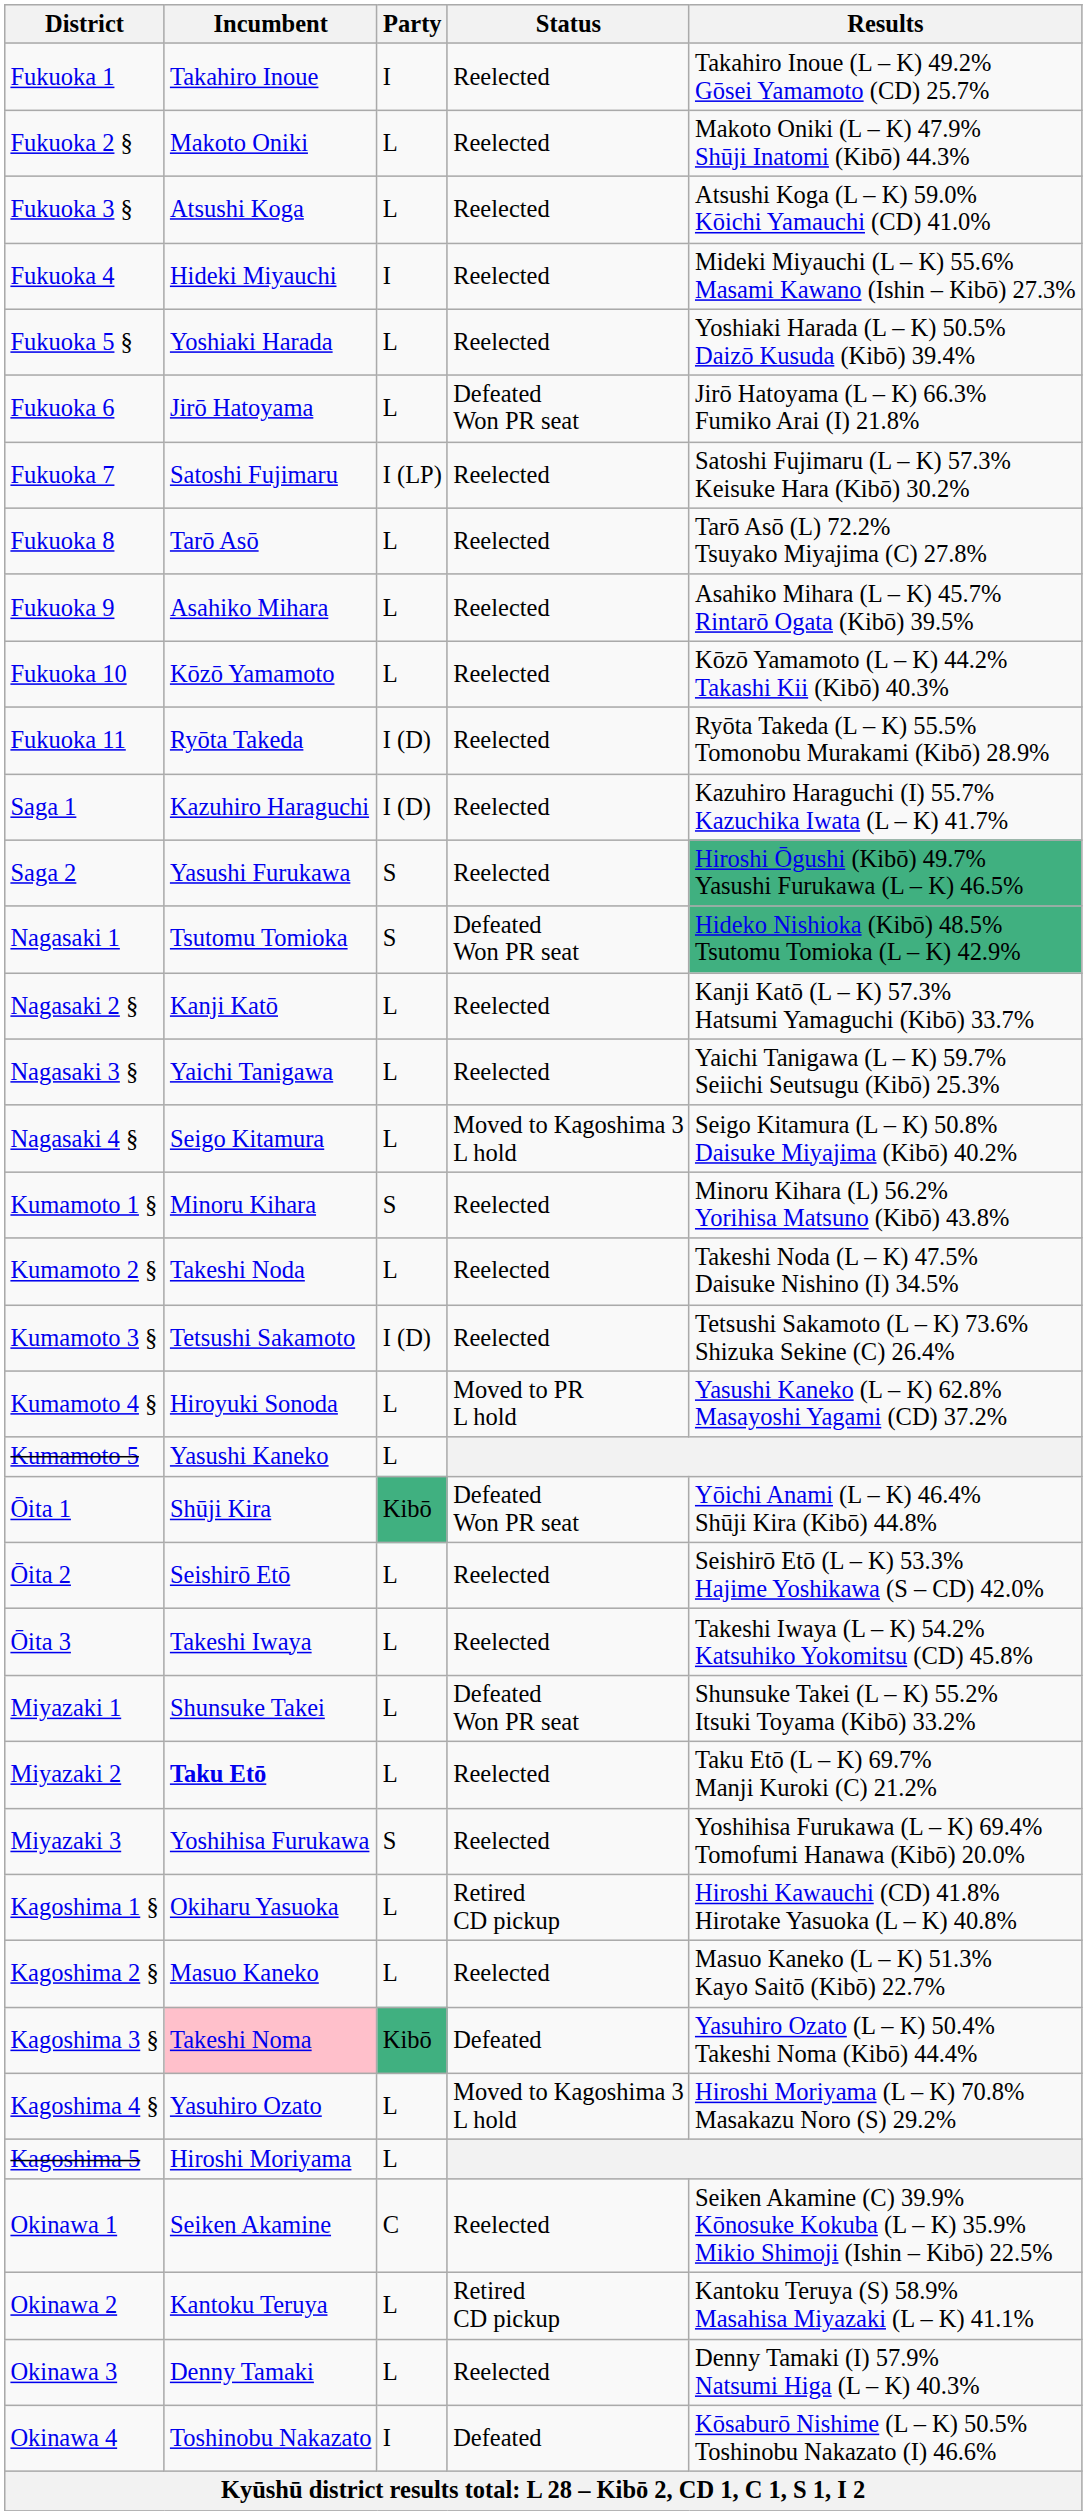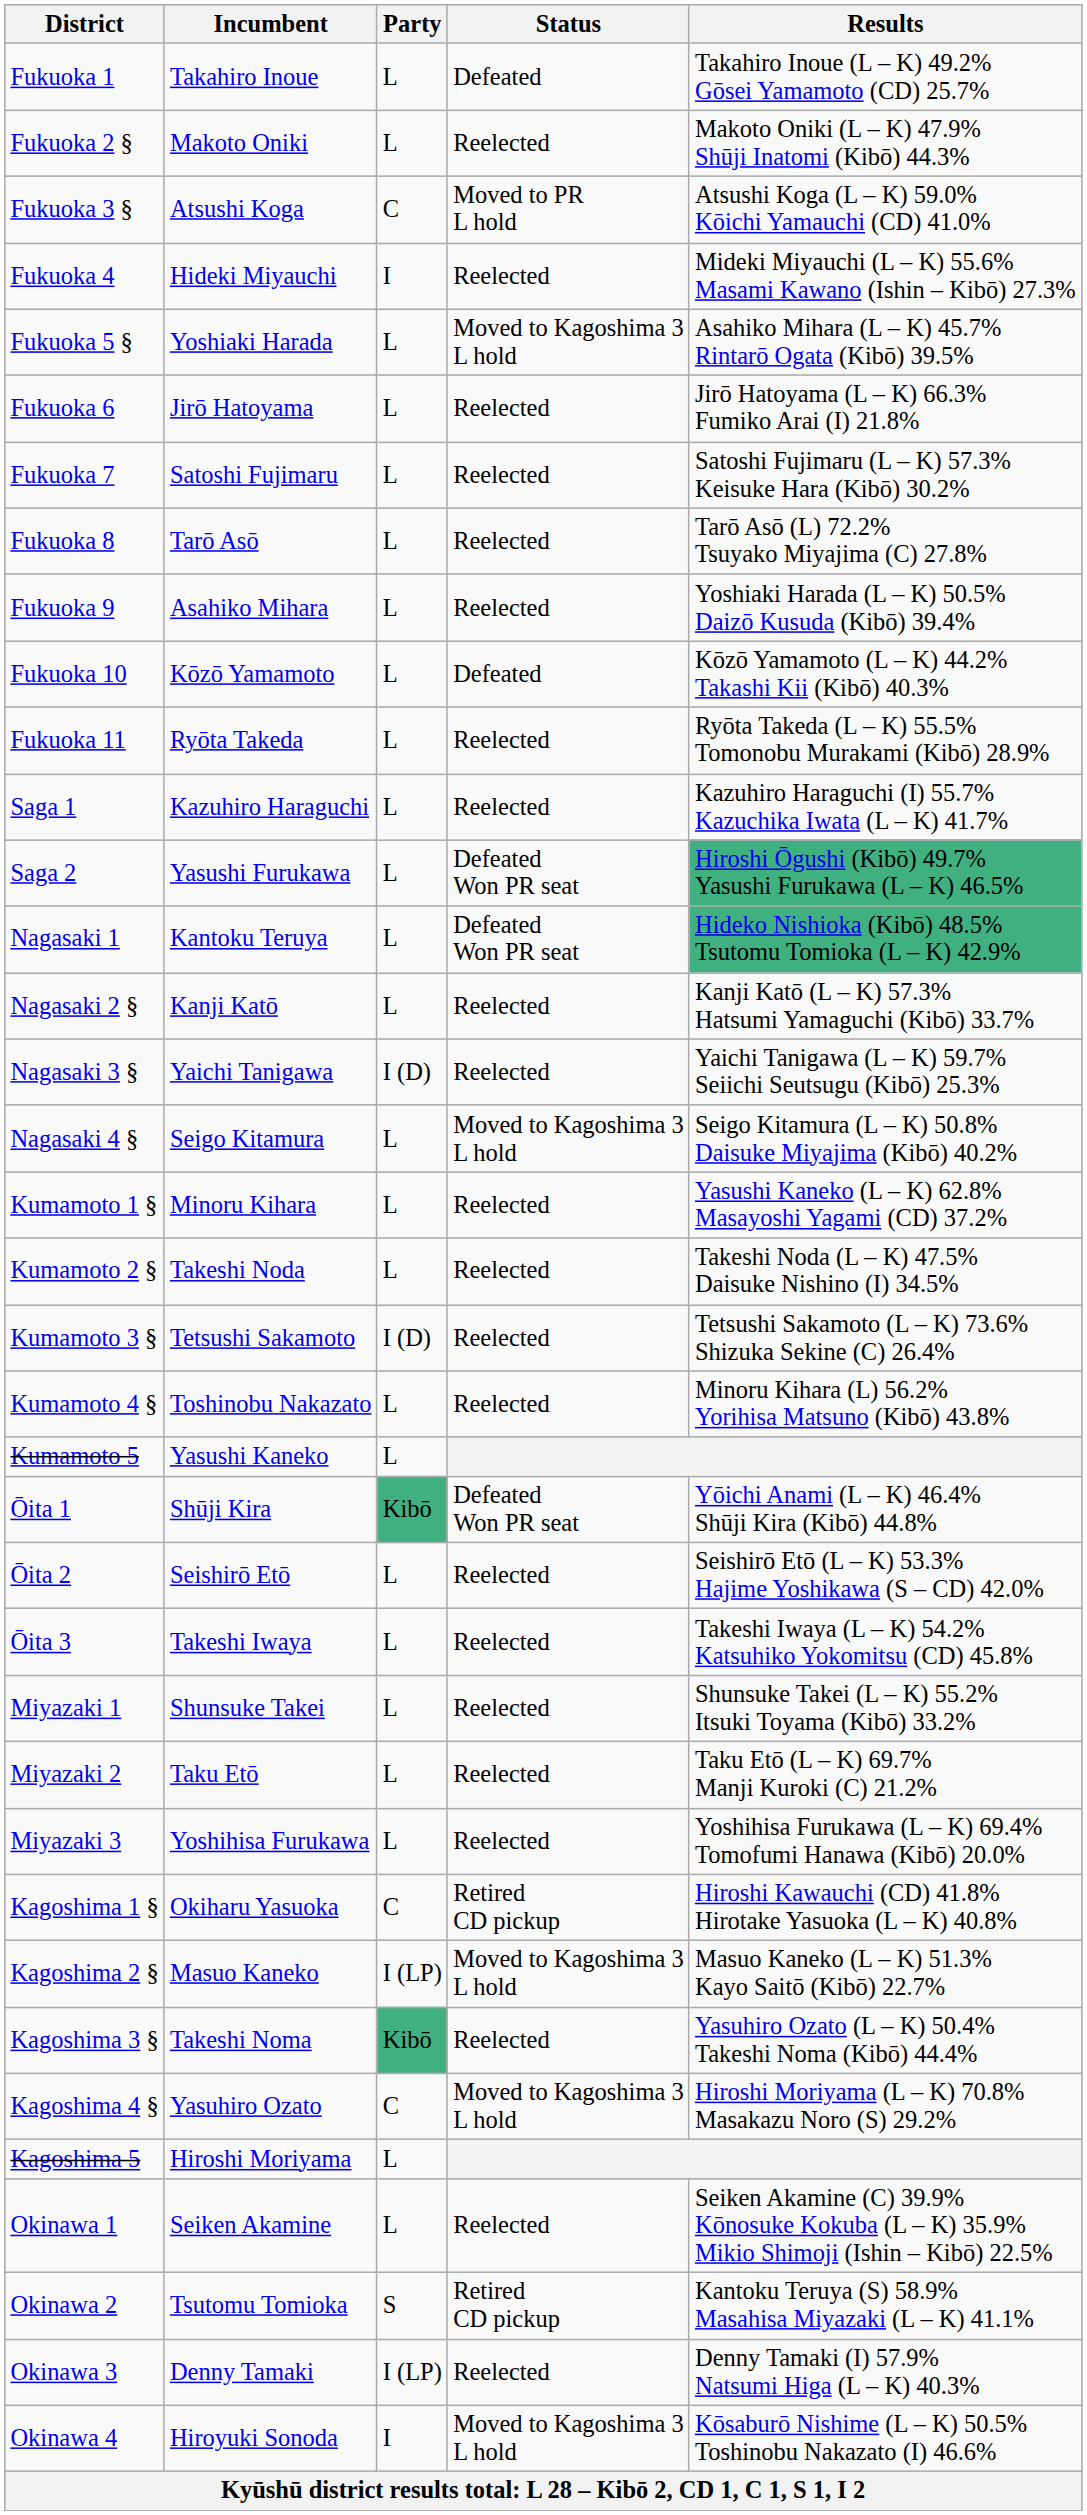(387, 76) I -> (390, 76) L
(501, 76) Reelected -> (497, 76) Defeated
(390, 209) L -> (391, 209) C
(501, 209) Reelected -> (518, 209) Moved to PR L hold
(501, 341) Reelected -> (568, 341) Moved to Kagoshima 3 L hold
(850, 341) Yoshiaki Harada (L – K) 50.5% Daizō Kusuda (Kibō) 39.4% -> (848, 341) Asahiko Mihara (L – K) 45.7% Rintarō Ogata (Kibō) 39.5%
(516, 408) Defeated Won PR seat -> (501, 408) Reelected
(412, 474) I (LP) -> (390, 474) L
(848, 607) Asahiko Mihara (L – K) 45.7% Rintarō Ogata (Kibō) 39.5% -> (850, 607) Yoshiaki Harada (L – K) 50.5% Daizō Kusuda (Kibō) 39.4%
(501, 673) Reelected -> (497, 673) Defeated
(407, 740) I (D) -> (390, 740) L
(407, 806) I (D) -> (390, 806) L
(390, 872) S -> (390, 872) L
(501, 872) Reelected -> (516, 872) Defeated Won PR seat
(259, 939) Tsutomu Tomioka -> (249, 939) Kantoku Teruya
(390, 939) S -> (390, 939) L
(390, 1071) L -> (407, 1071) I (D)
(390, 1204) S -> (390, 1204) L
(852, 1204) Minoru Kihara (L) 56.2% Yorihisa Matsuno (Kibō) 43.8% -> (851, 1204) Yasushi Kaneko (L – K) 62.8% Masayoshi Yagami (CD) 37.2%
(254, 1403) Hiroyuki Sonoda -> (271, 1403) Toshinobu Nakazato
(518, 1403) Moved to PR L hold -> (501, 1403) Reelected
(851, 1403) Yasushi Kaneko (L – K) 62.8% Masayoshi Yagami (CD) 37.2% -> (852, 1403) Minoru Kihara (L) 56.2% Yorihisa Matsuno (Kibō) 43.8%
(516, 1708) Defeated Won PR seat -> (501, 1708) Reelected
(218, 1774) bold -> (214, 1774) normal
(390, 1840) S -> (390, 1840) L
(390, 1907) L -> (391, 1907) C
(390, 1973) L -> (412, 1973) I (LP)
(501, 1973) Reelected -> (568, 1973) Moved to Kagoshima 3 L hold
(241, 2039) pink background -> (241, 2039) no background
(497, 2039) Defeated -> (501, 2039) Reelected
(390, 2106) L -> (391, 2106) C
(391, 2225) C -> (390, 2225) L
(249, 2305) Kantoku Teruya -> (259, 2305) Tsutomu Tomioka
(390, 2305) L -> (390, 2305) S
(390, 2371) L -> (412, 2371) I (LP)
(271, 2438) Toshinobu Nakazato -> (254, 2438) Hiroyuki Sonoda
(497, 2438) Defeated -> (568, 2438) Moved to Kagoshima 3 L hold
